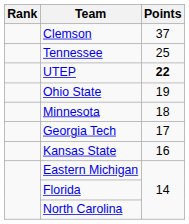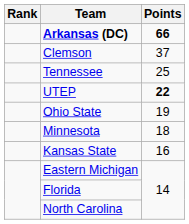+ row: (85, 33)
- row: (80, 131)
